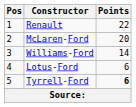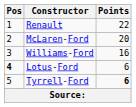(124, 54) 14 -> (124, 54) 16
(9, 67) normal -> (9, 67) bold
